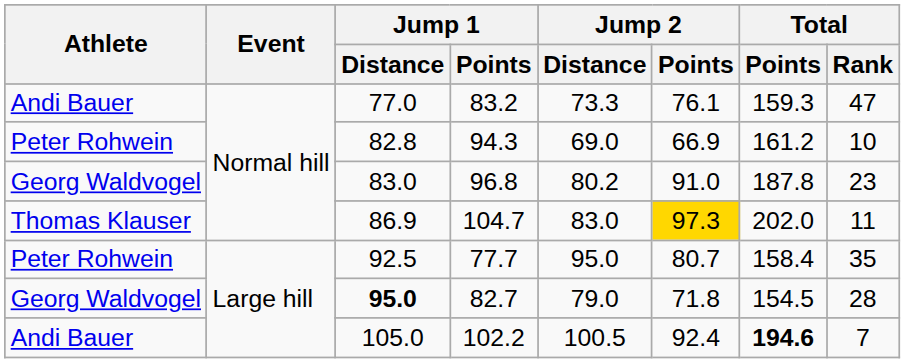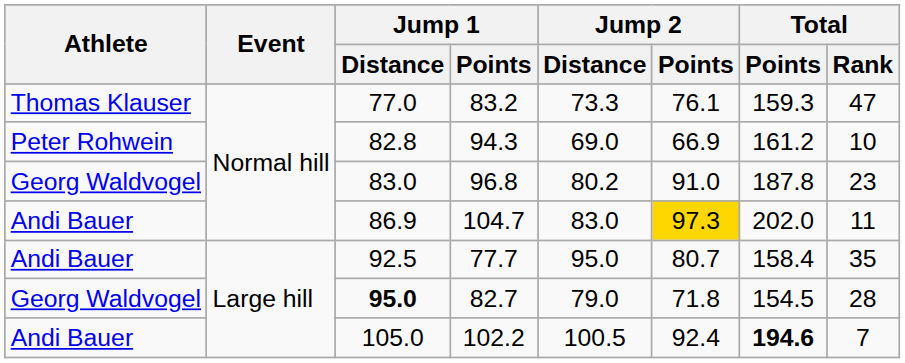(72, 103) Andi Bauer -> (101, 103) Thomas Klauser
(101, 220) Thomas Klauser -> (72, 220) Andi Bauer
(92, 260) Peter Rohwein -> (72, 260) Andi Bauer
